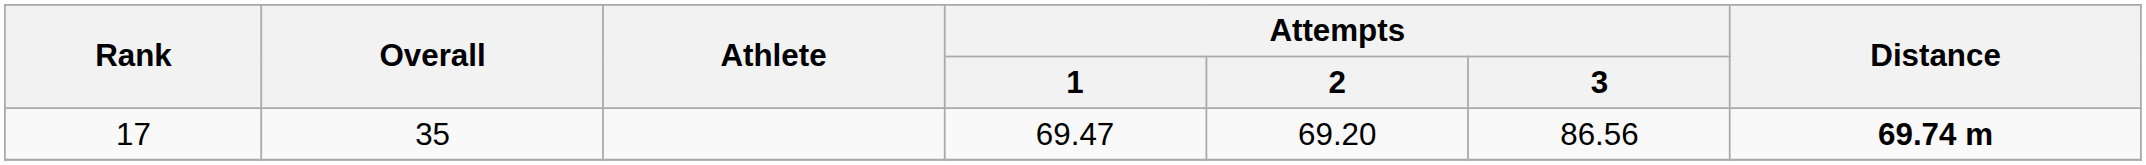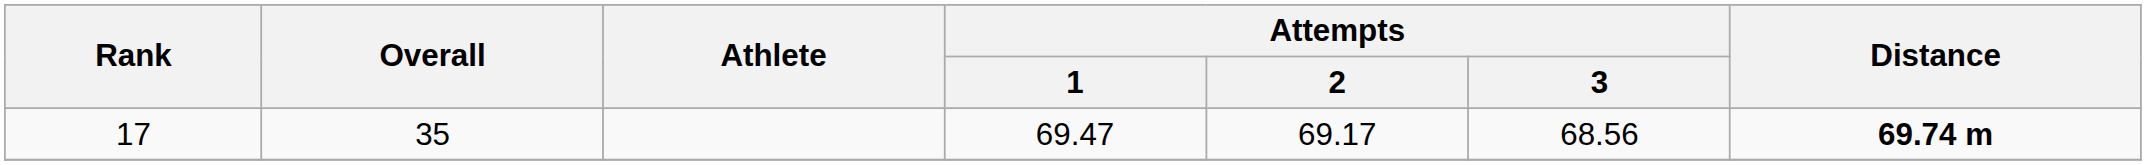(1337, 133) 69.20 -> (1337, 133) 69.17
(1599, 133) 86.56 -> (1599, 133) 68.56
